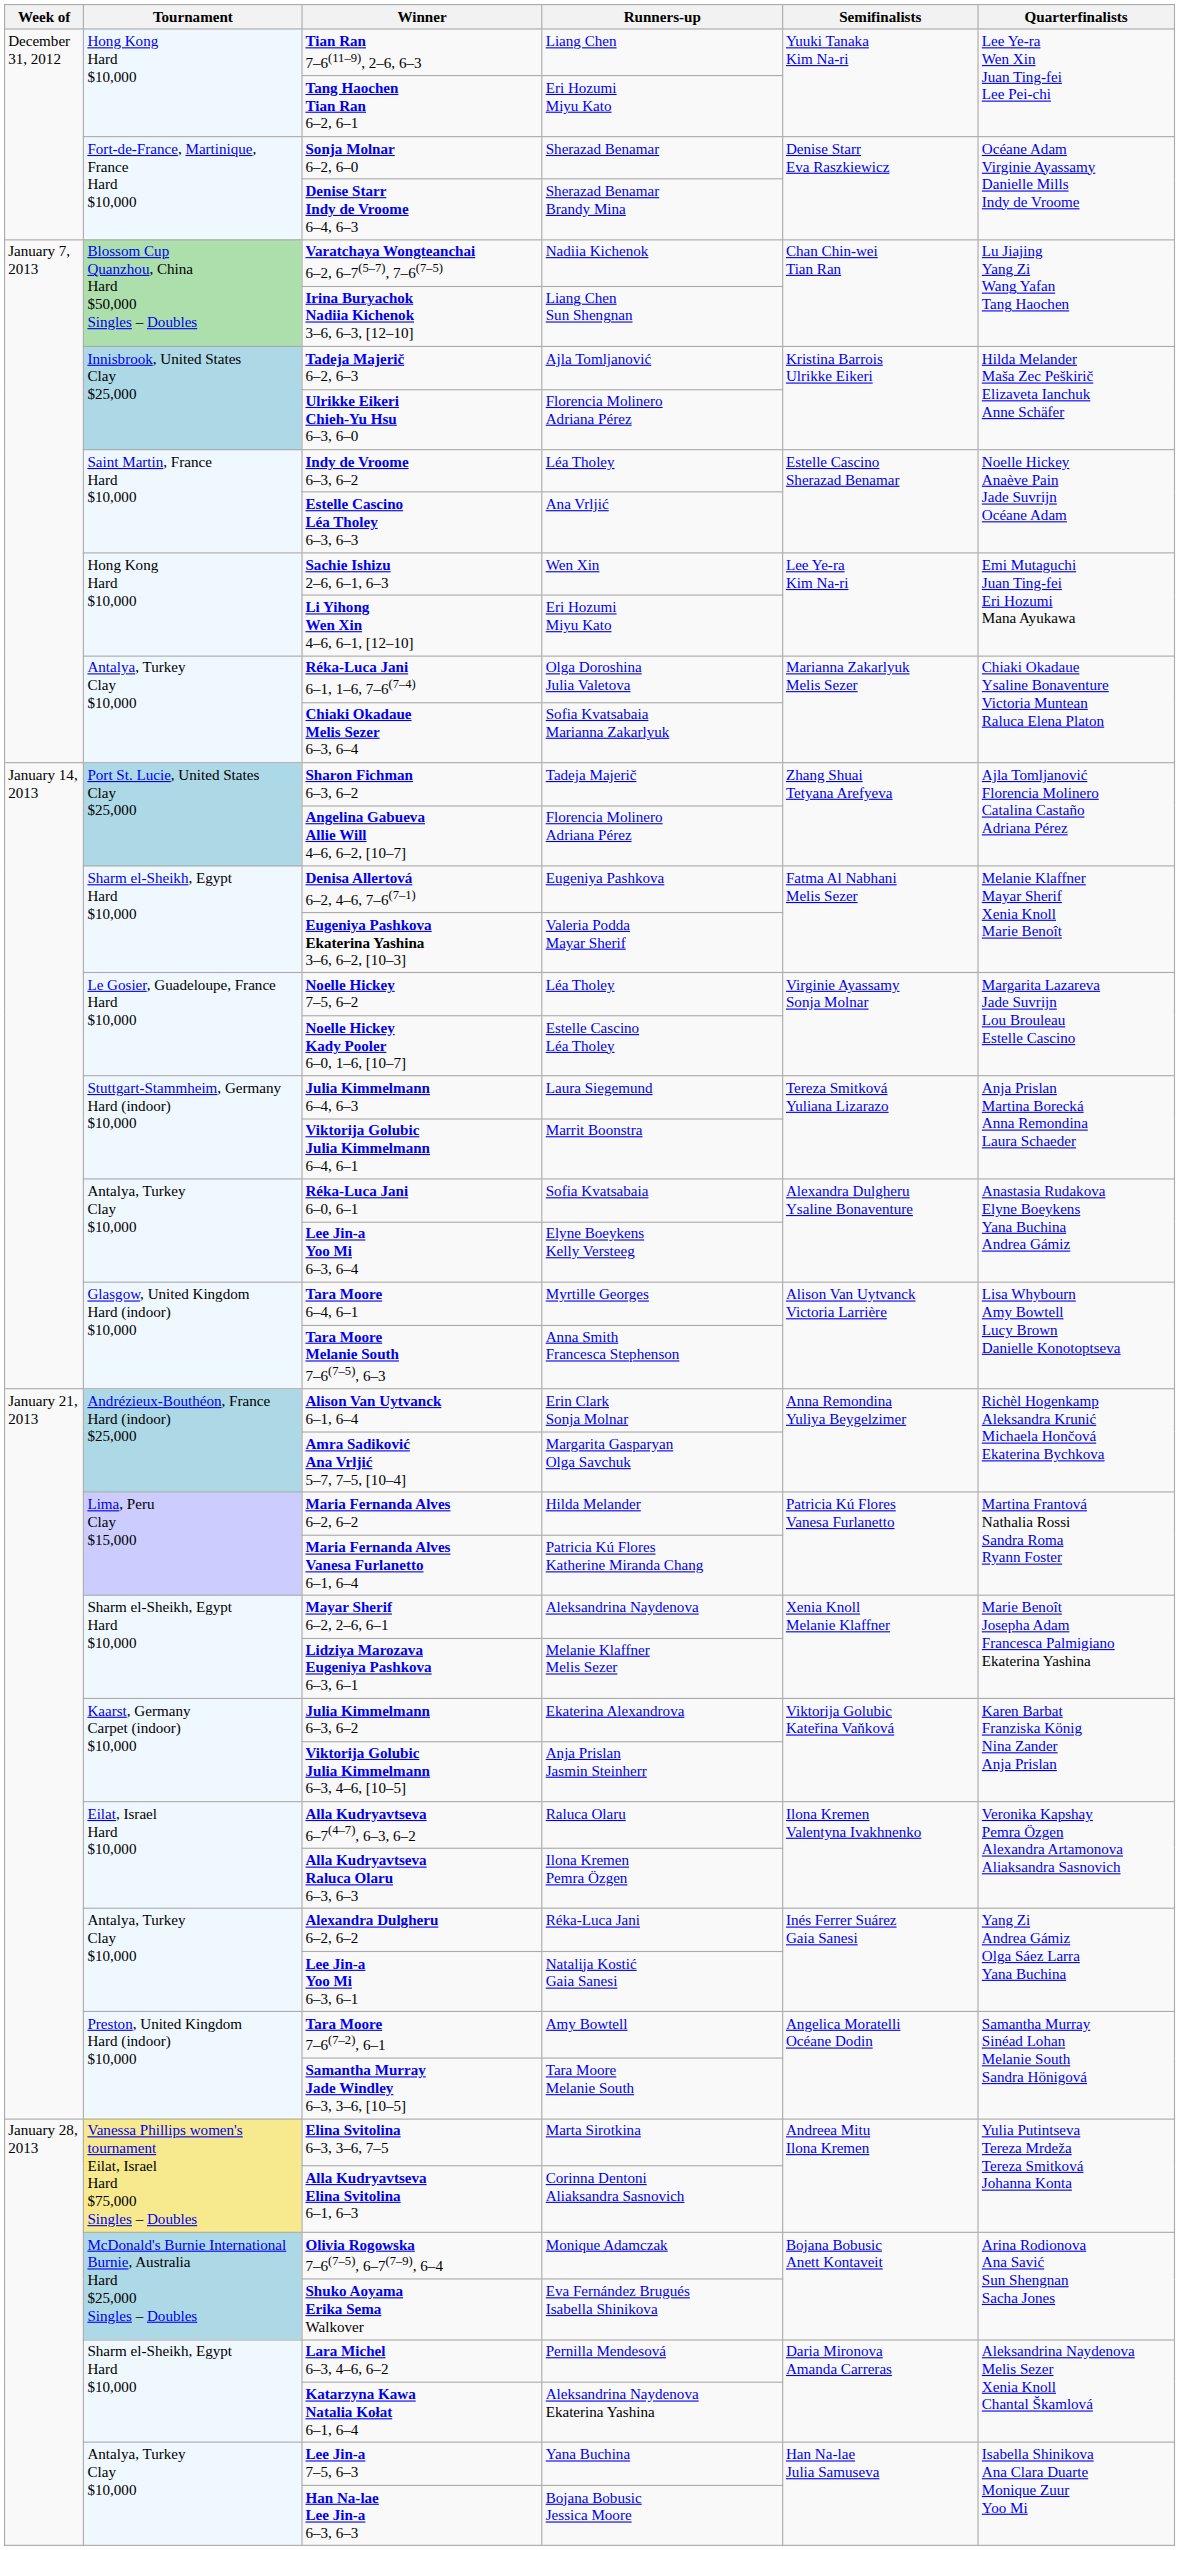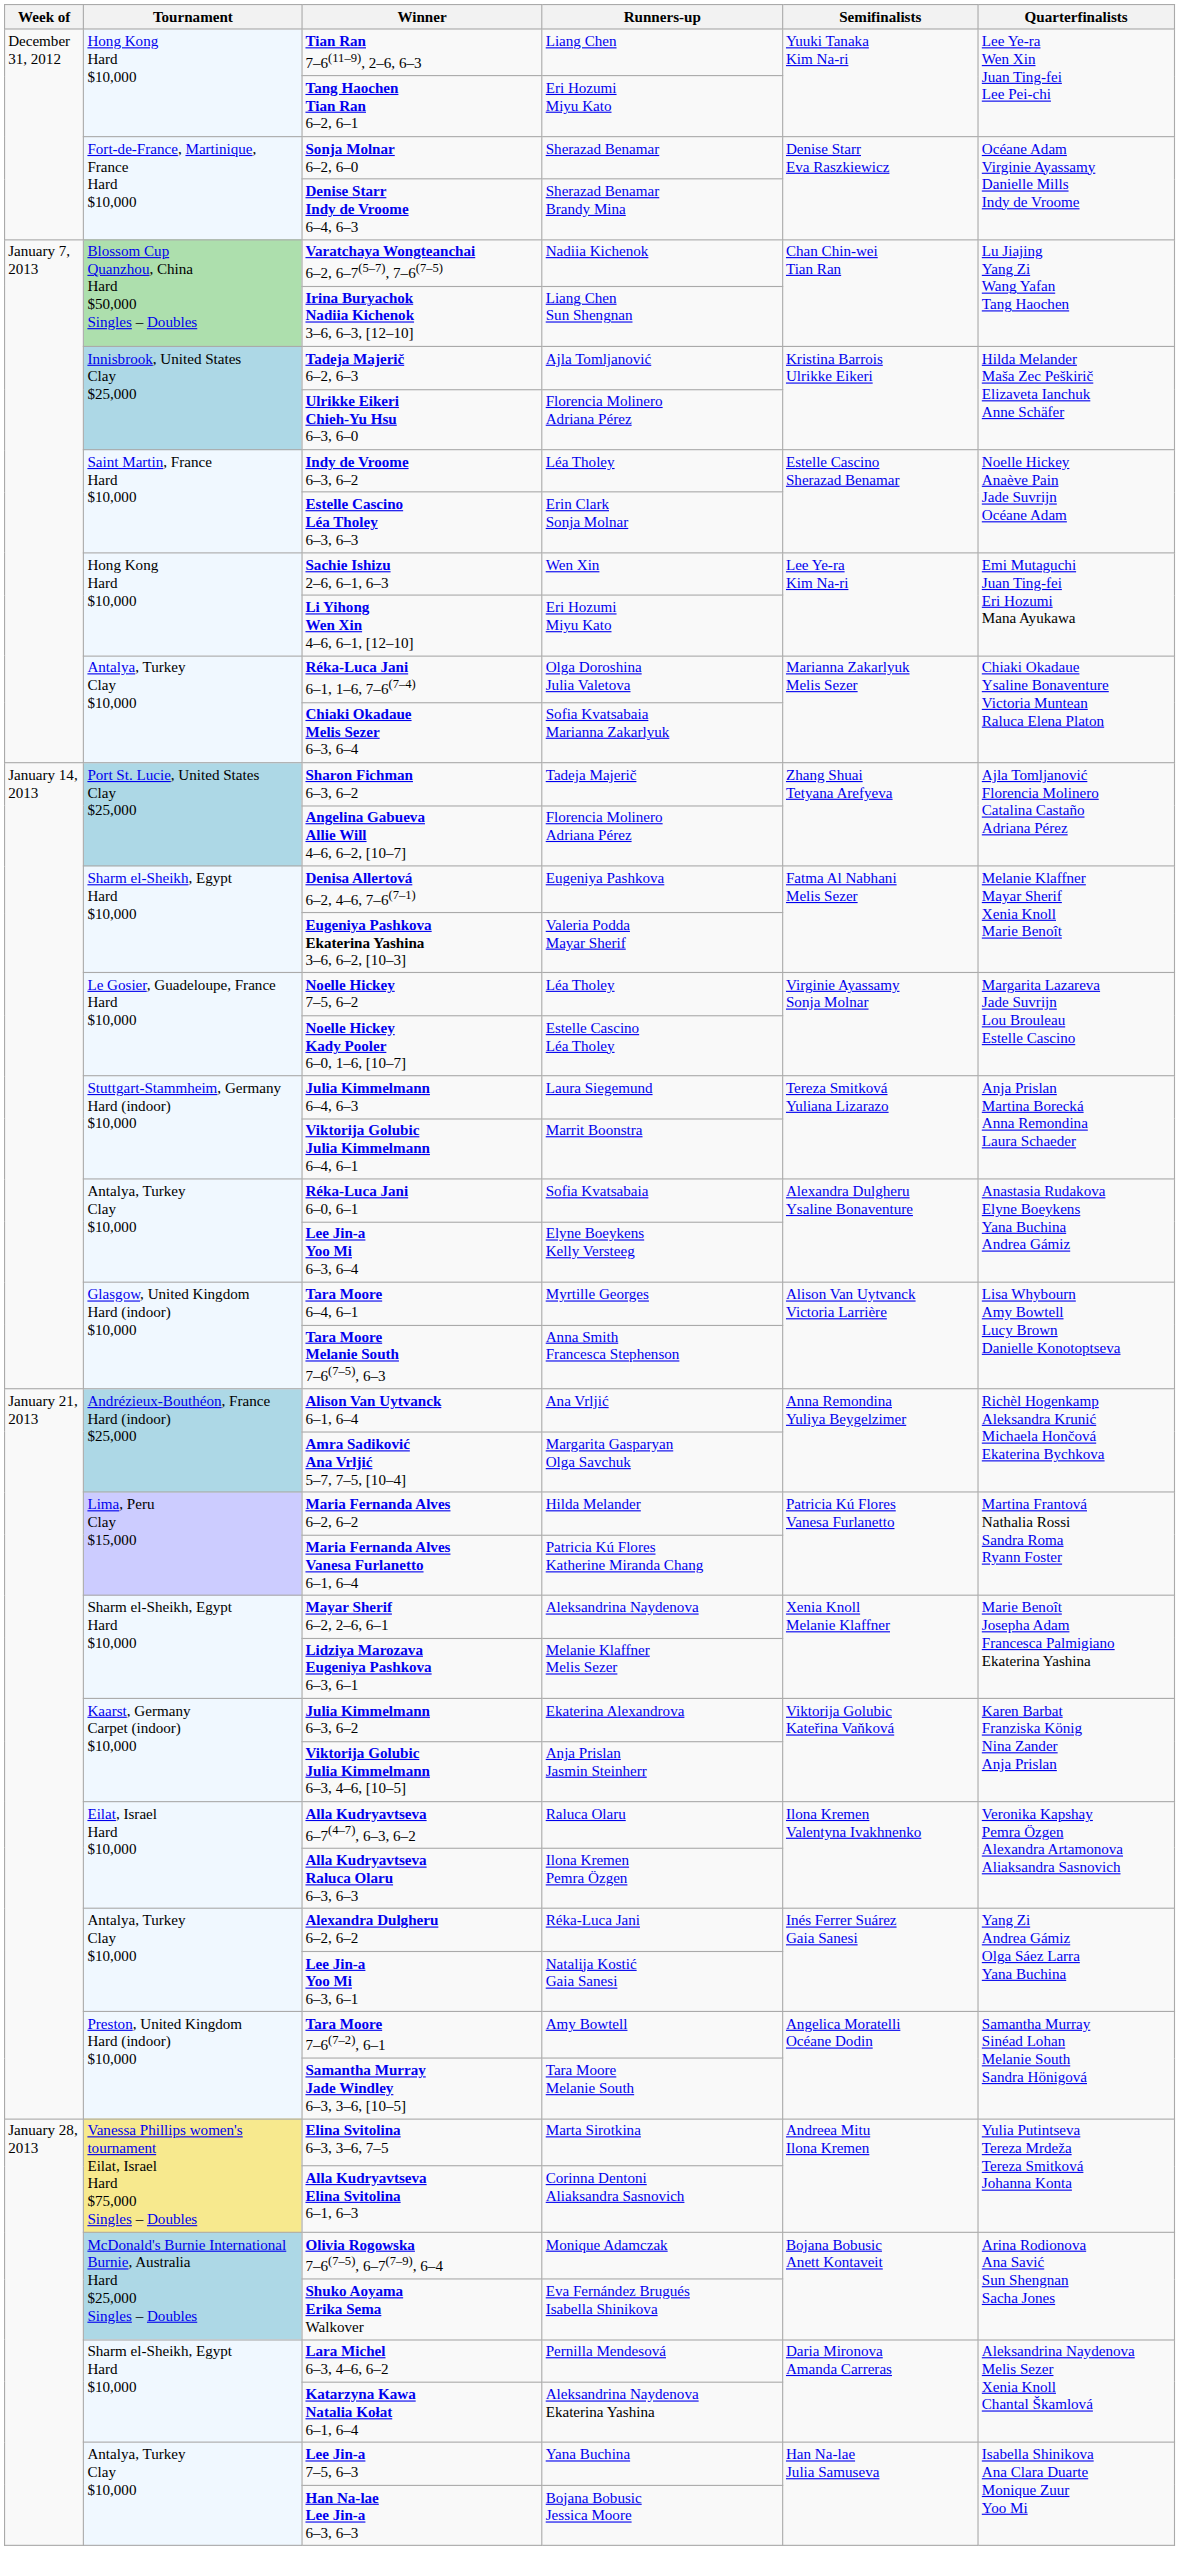(577, 504) Ana Vrljić -> (587, 513) Erin Clark Sonja Molnar
(587, 1410) Erin Clark Sonja Molnar -> (577, 1401) Ana Vrljić
